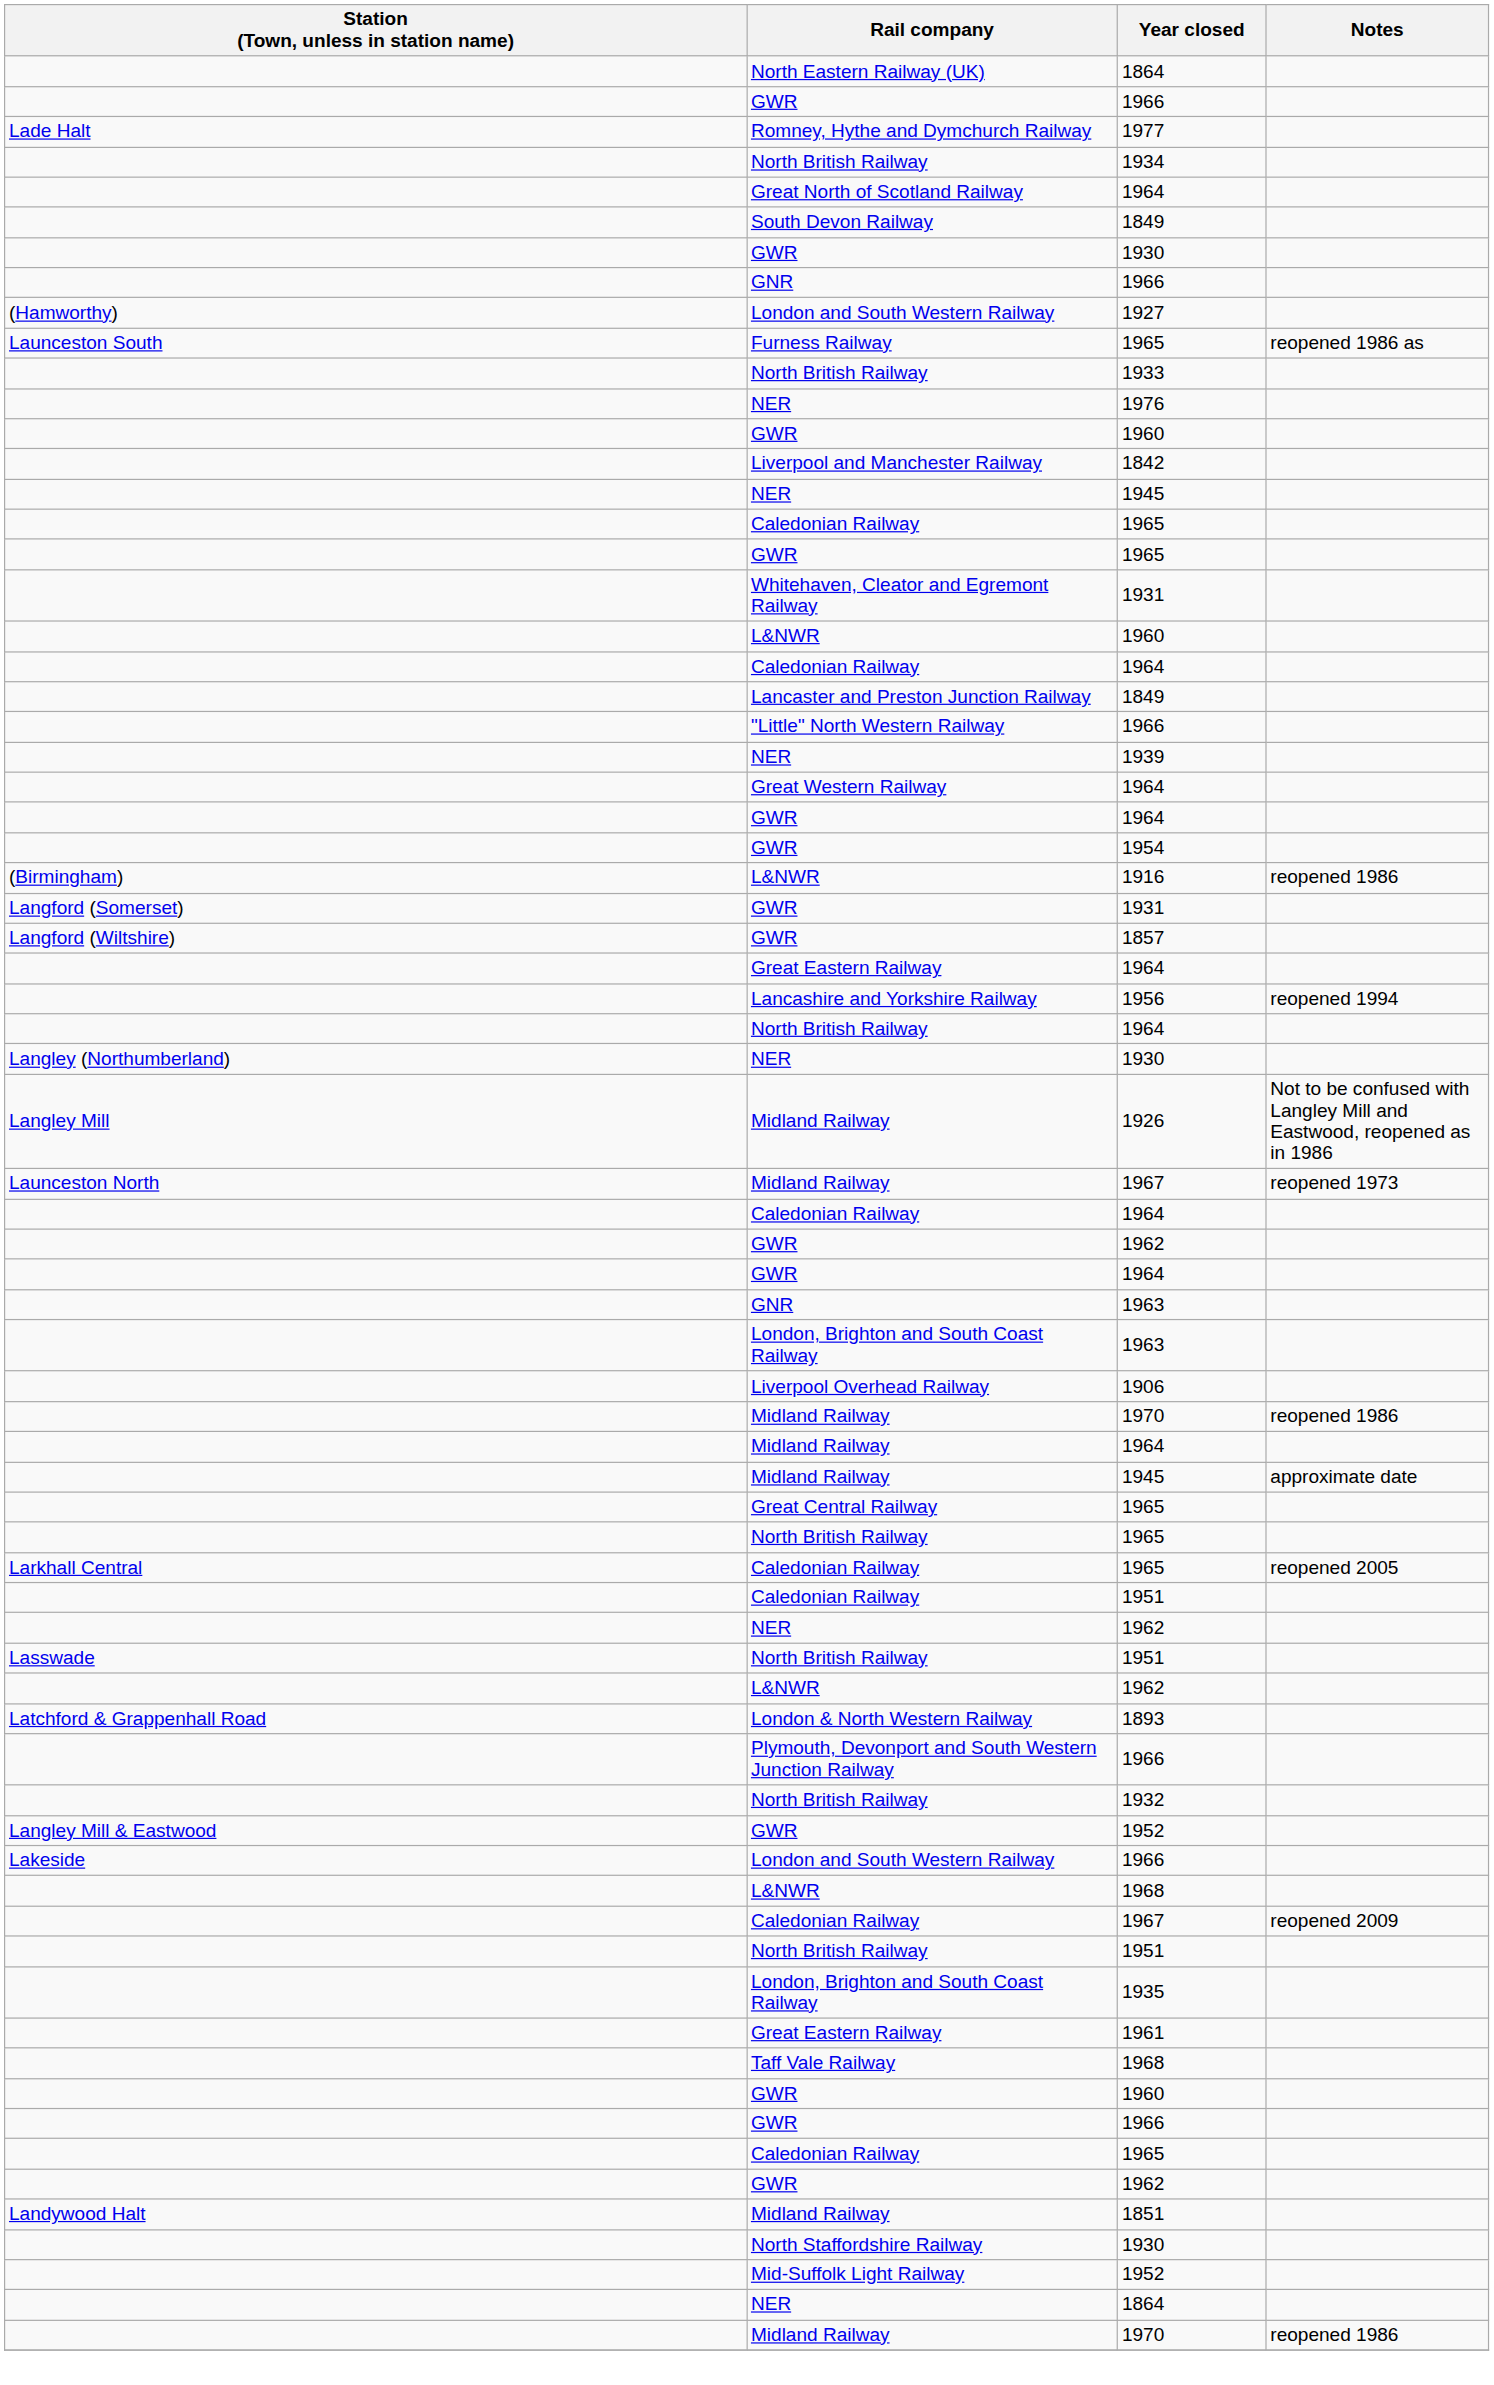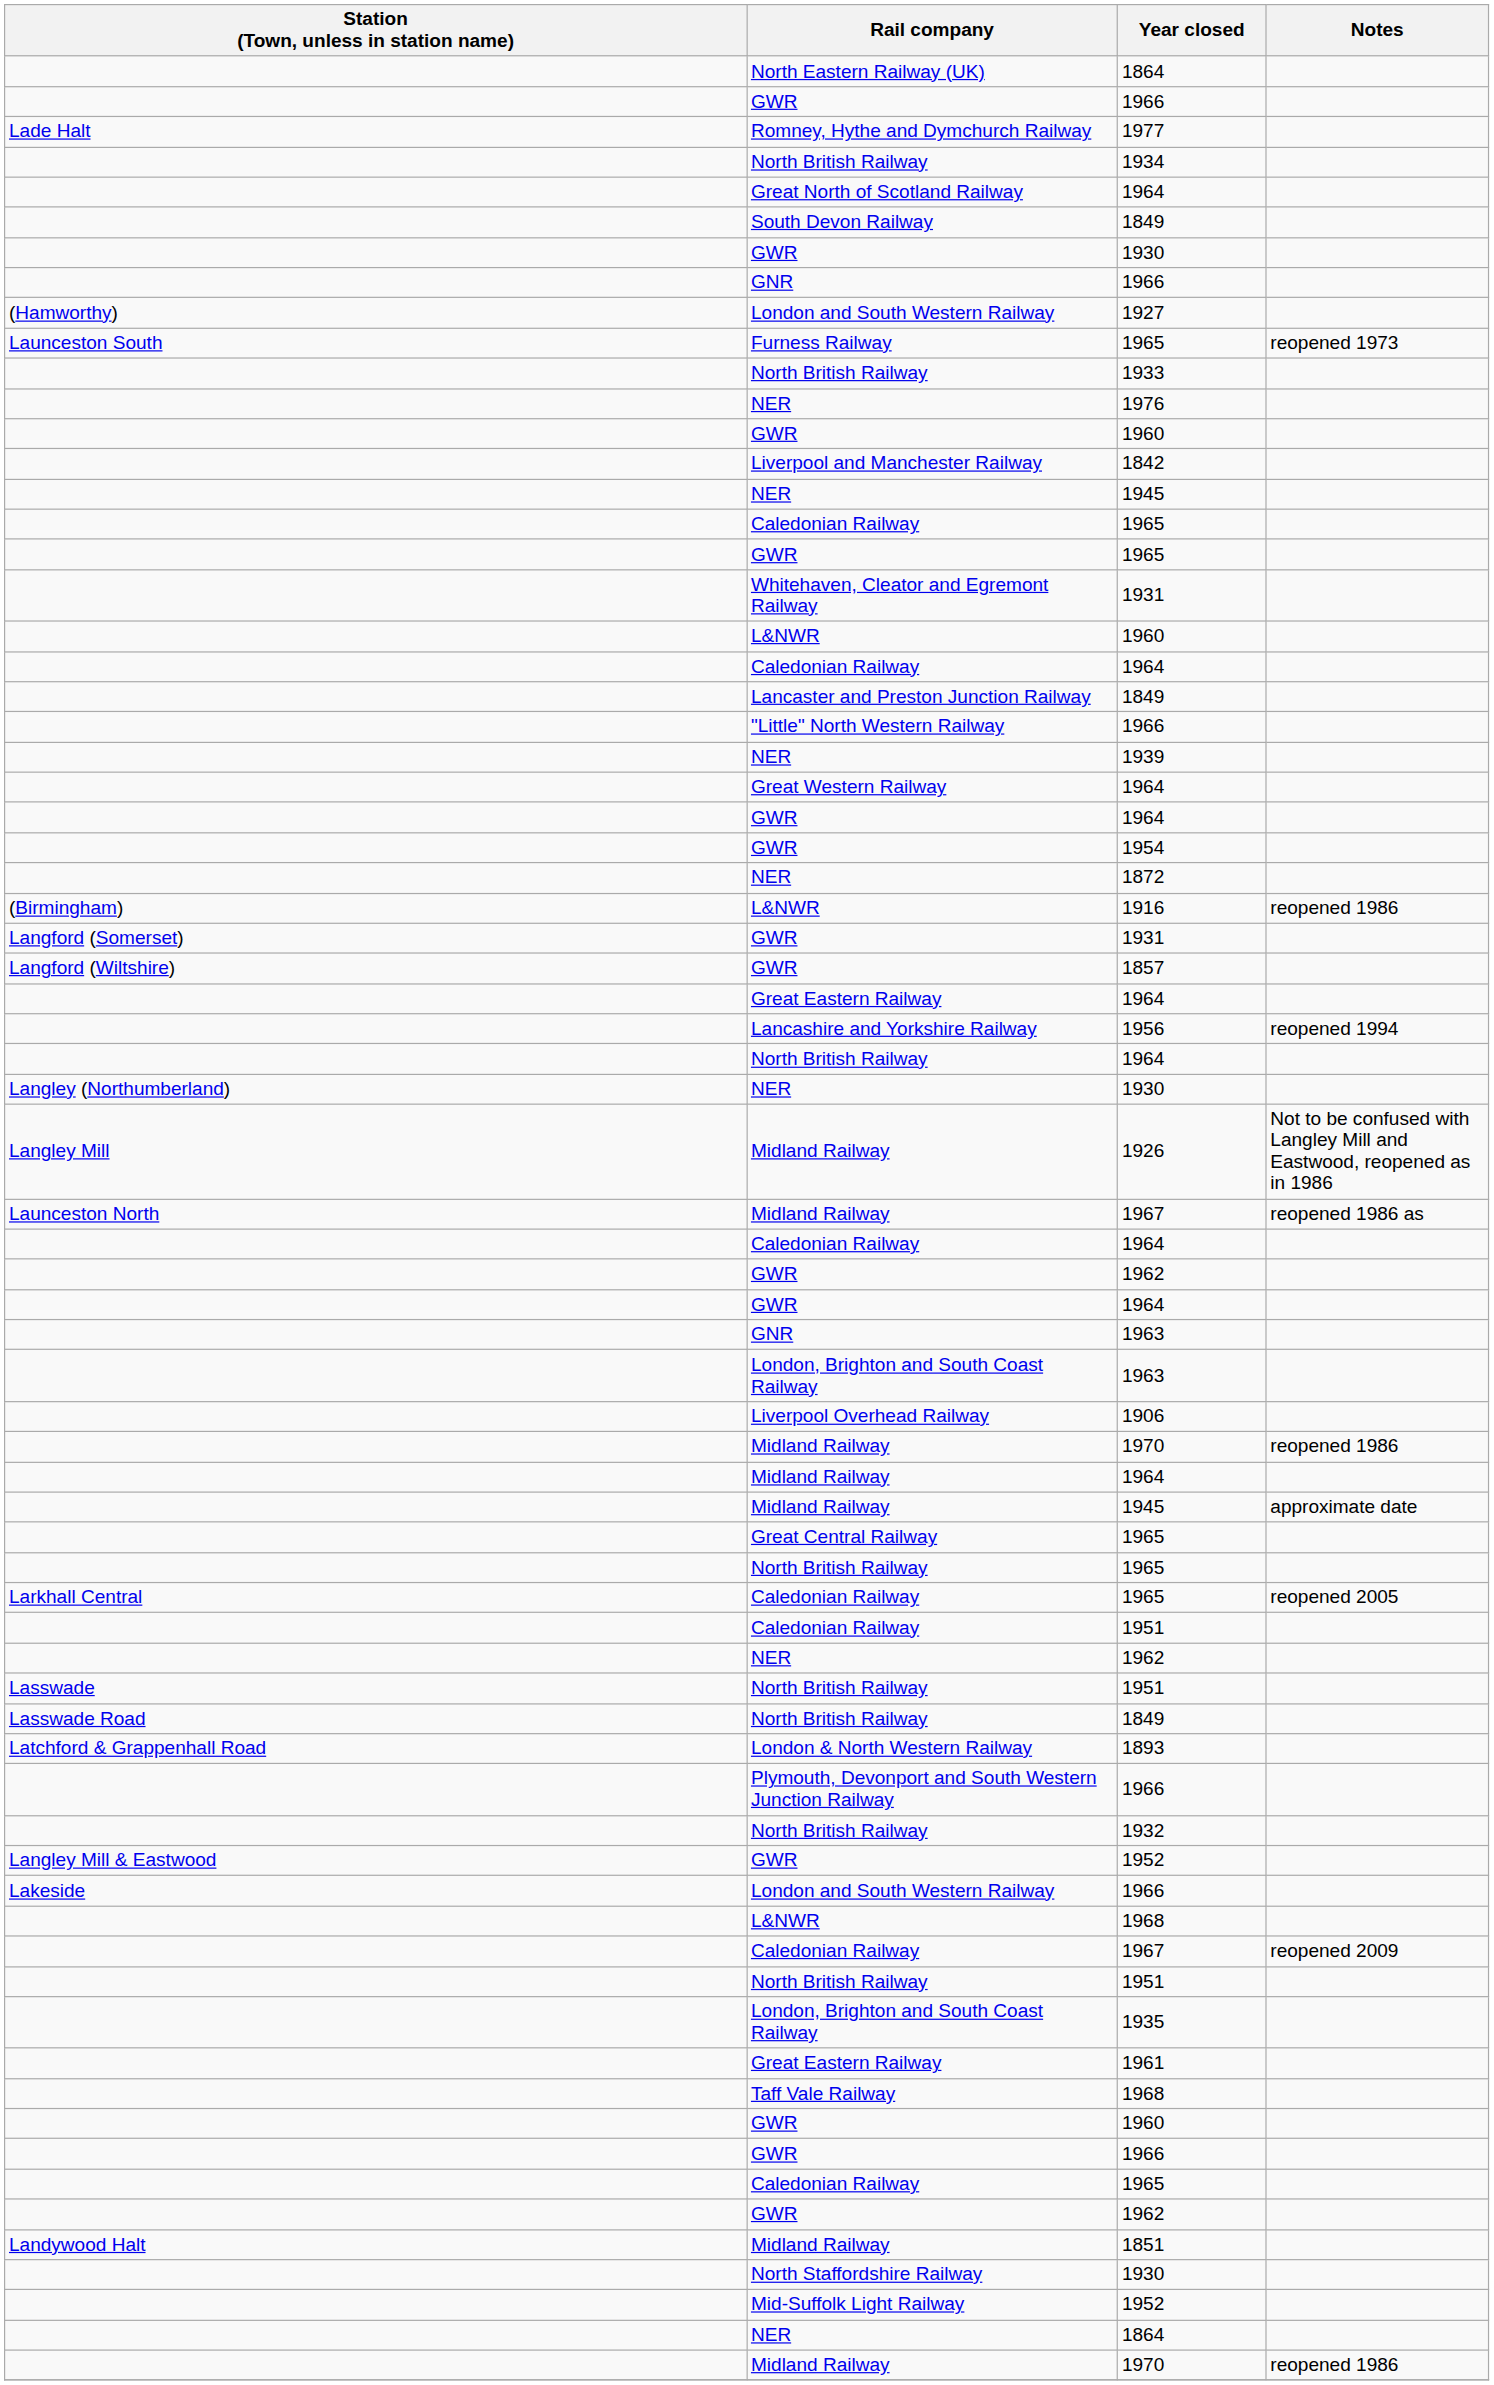(1347, 342) reopened 1986 as -> (1334, 342) reopened 1973
+ row: (771, 877)
(1334, 1183) reopened 1973 -> (1347, 1213) reopened 1986 as
+ row: (839, 1718)
- row: (785, 1688)
